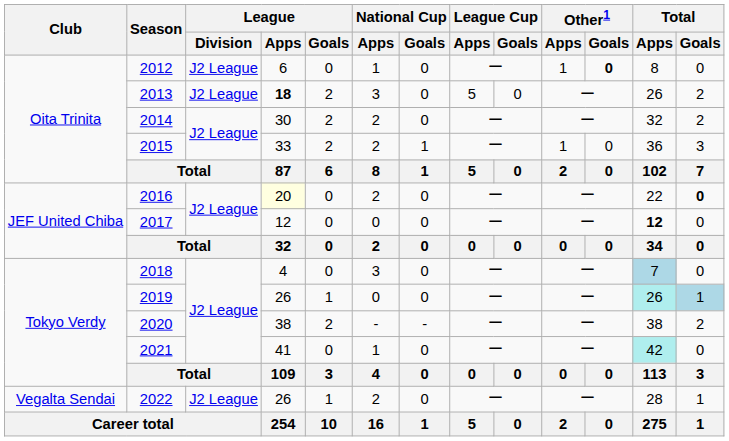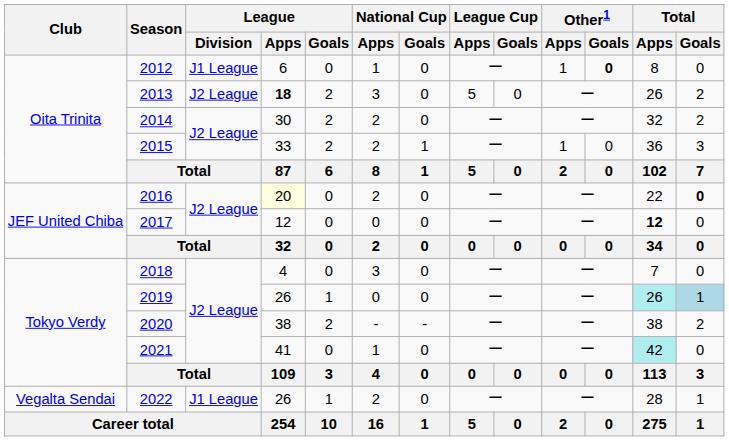(224, 68) J2 League -> (224, 68) J1 League
(654, 271) lightblue background -> (654, 271) no background
(224, 399) J2 League -> (224, 399) J1 League
